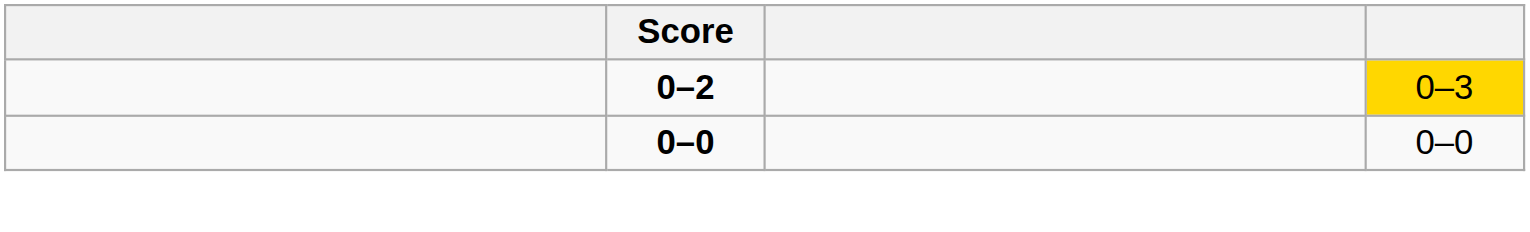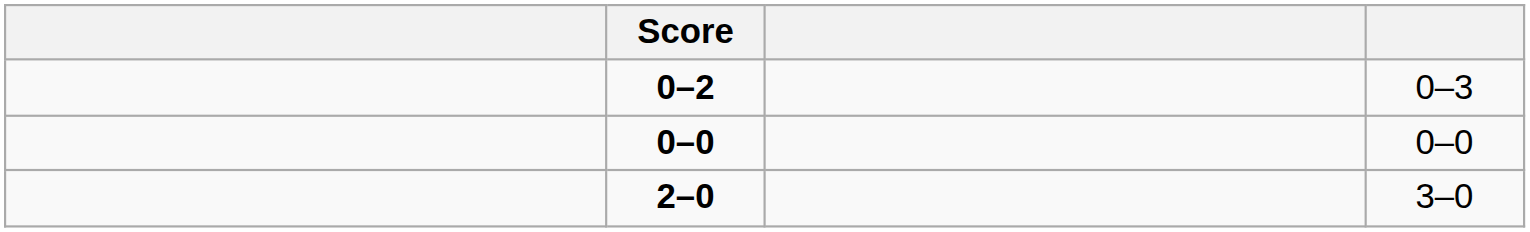(1444, 87) gold background -> (1444, 87) no background
+ row: (685, 197)
